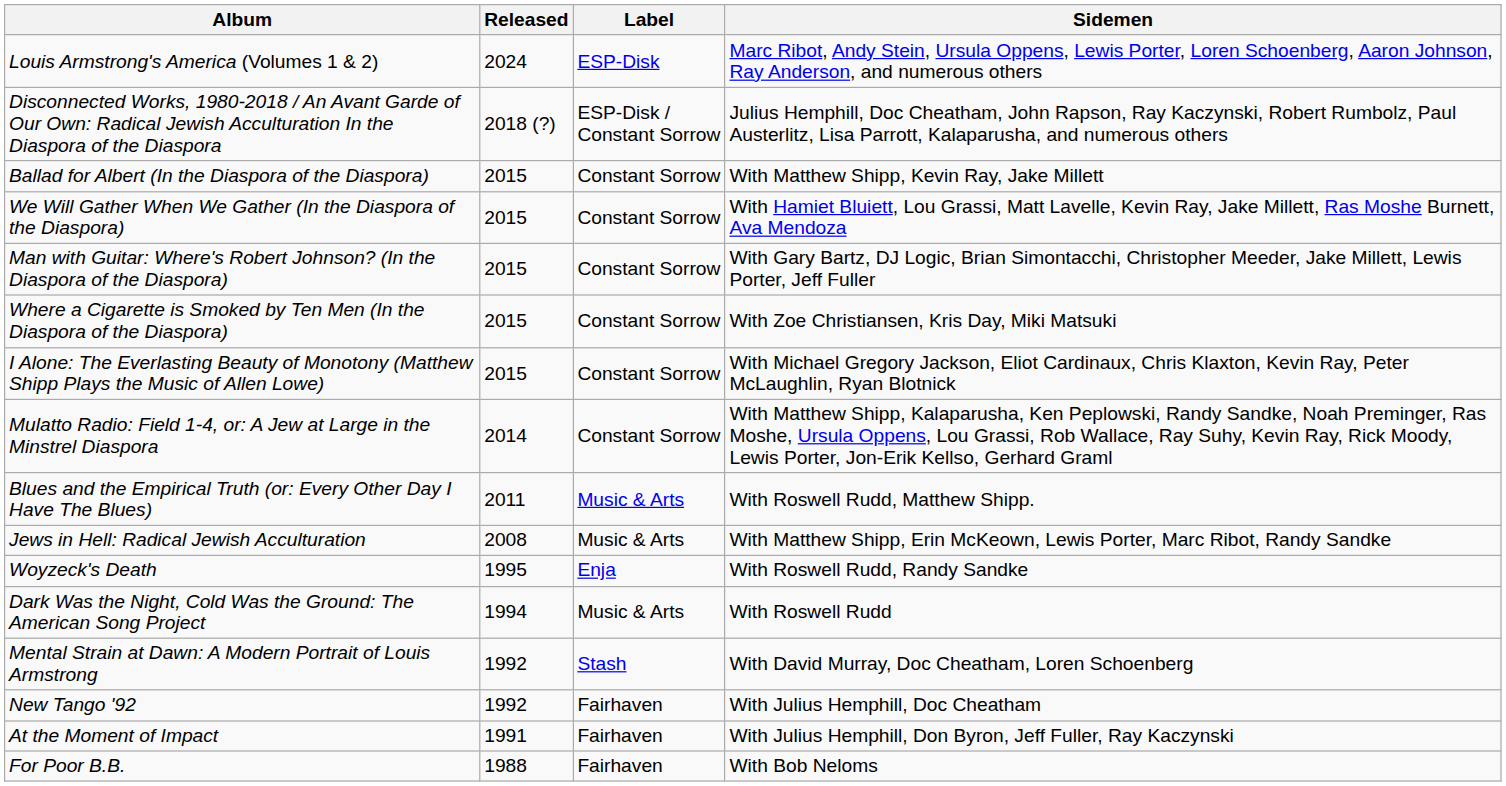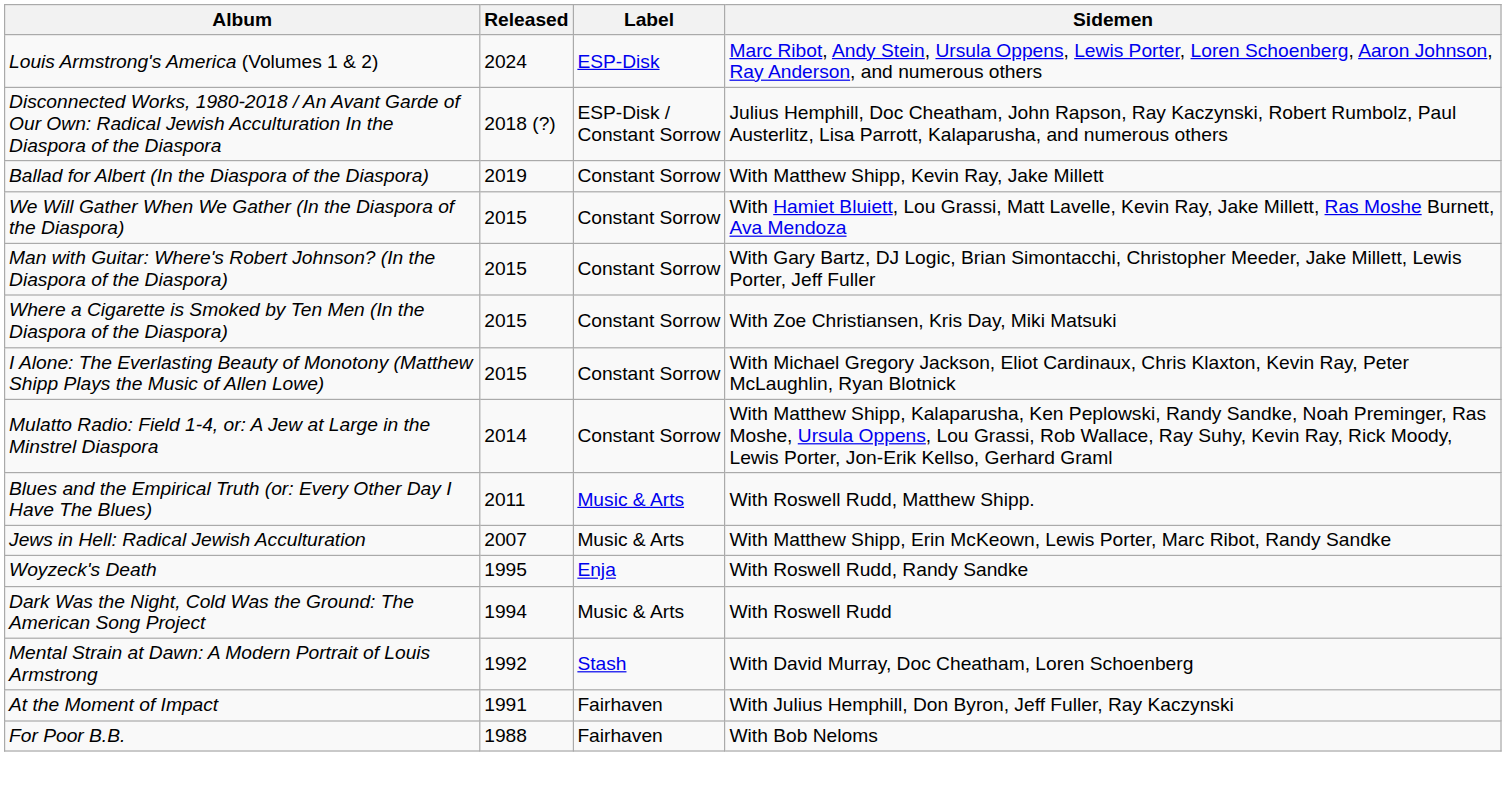(506, 175) 2015 -> (506, 175) 2019
(506, 540) 2008 -> (506, 540) 2007
- row: (72, 705)
